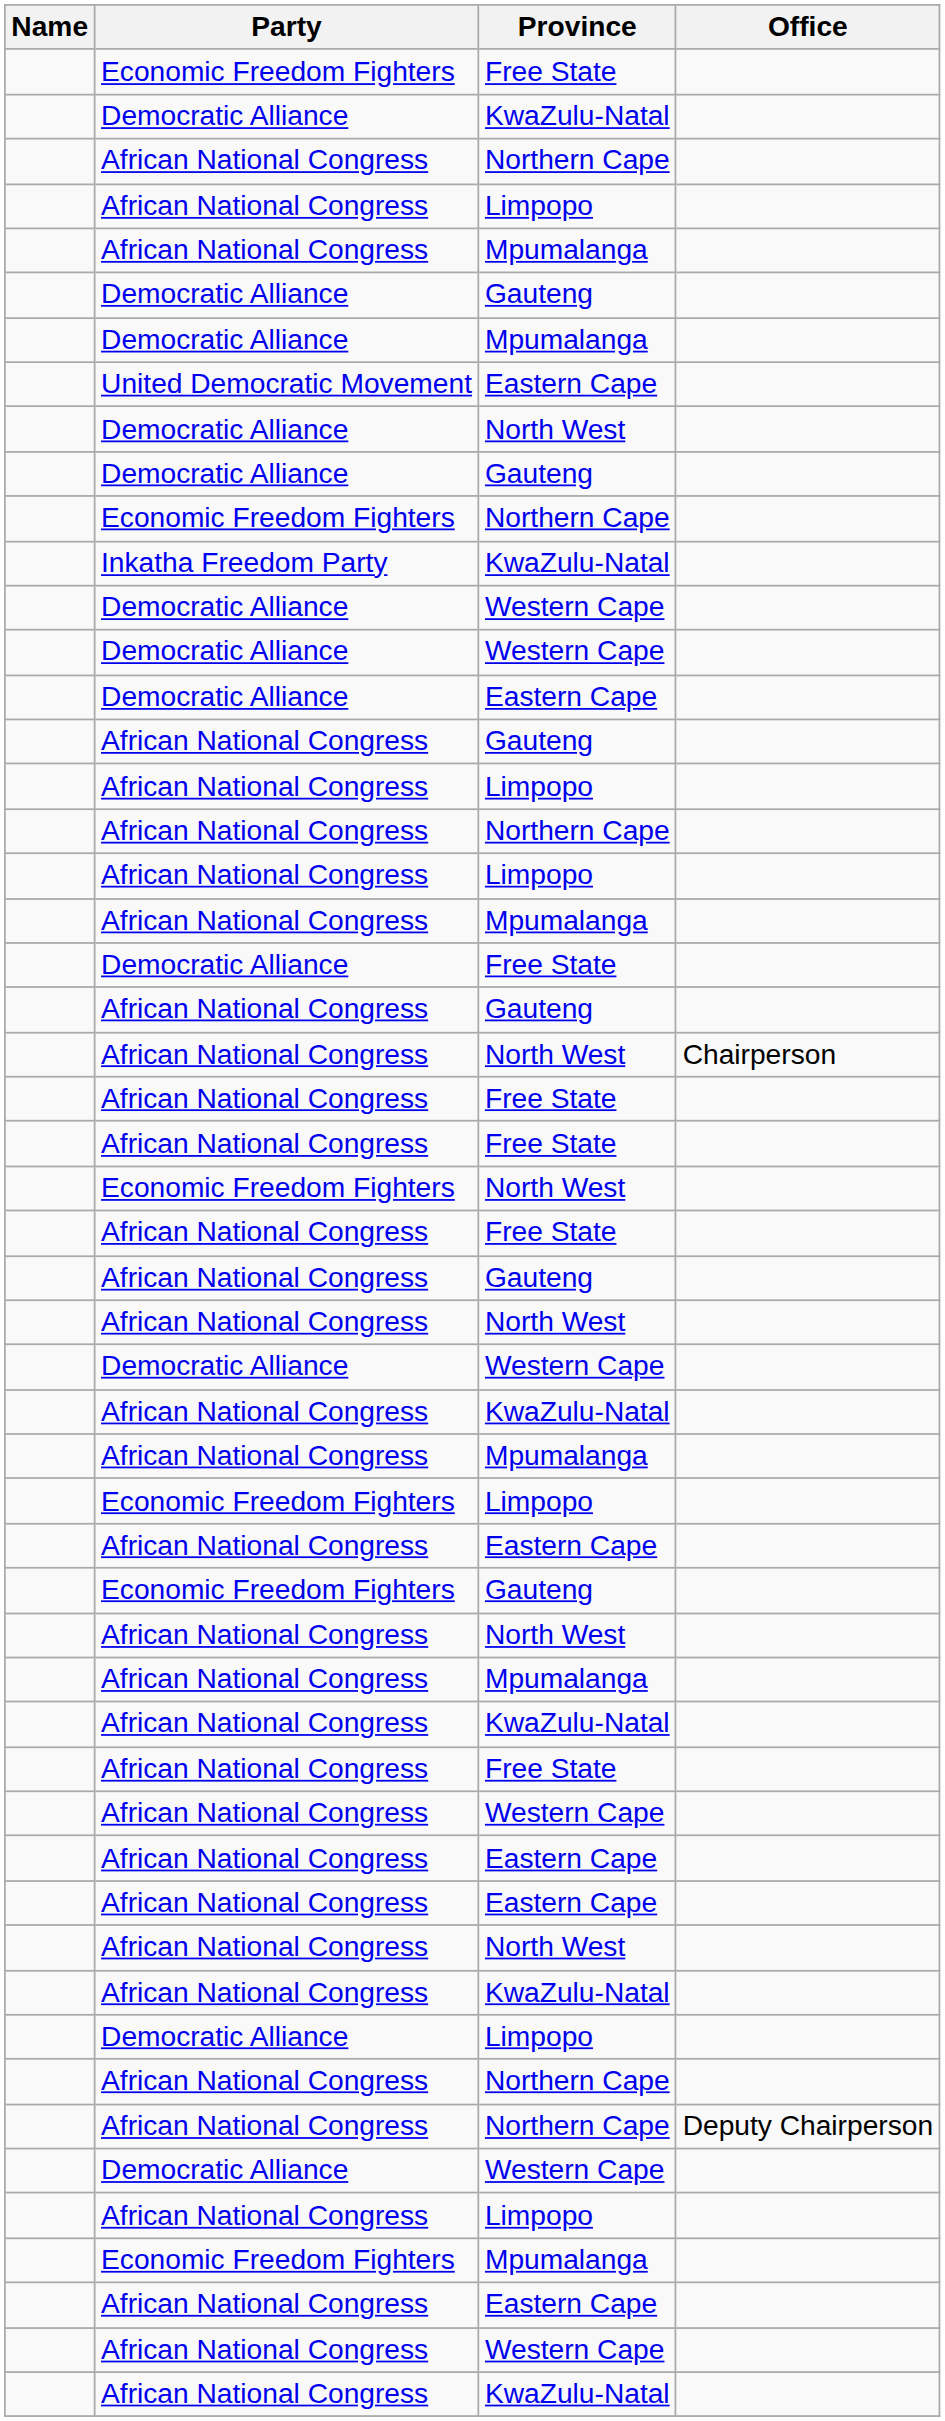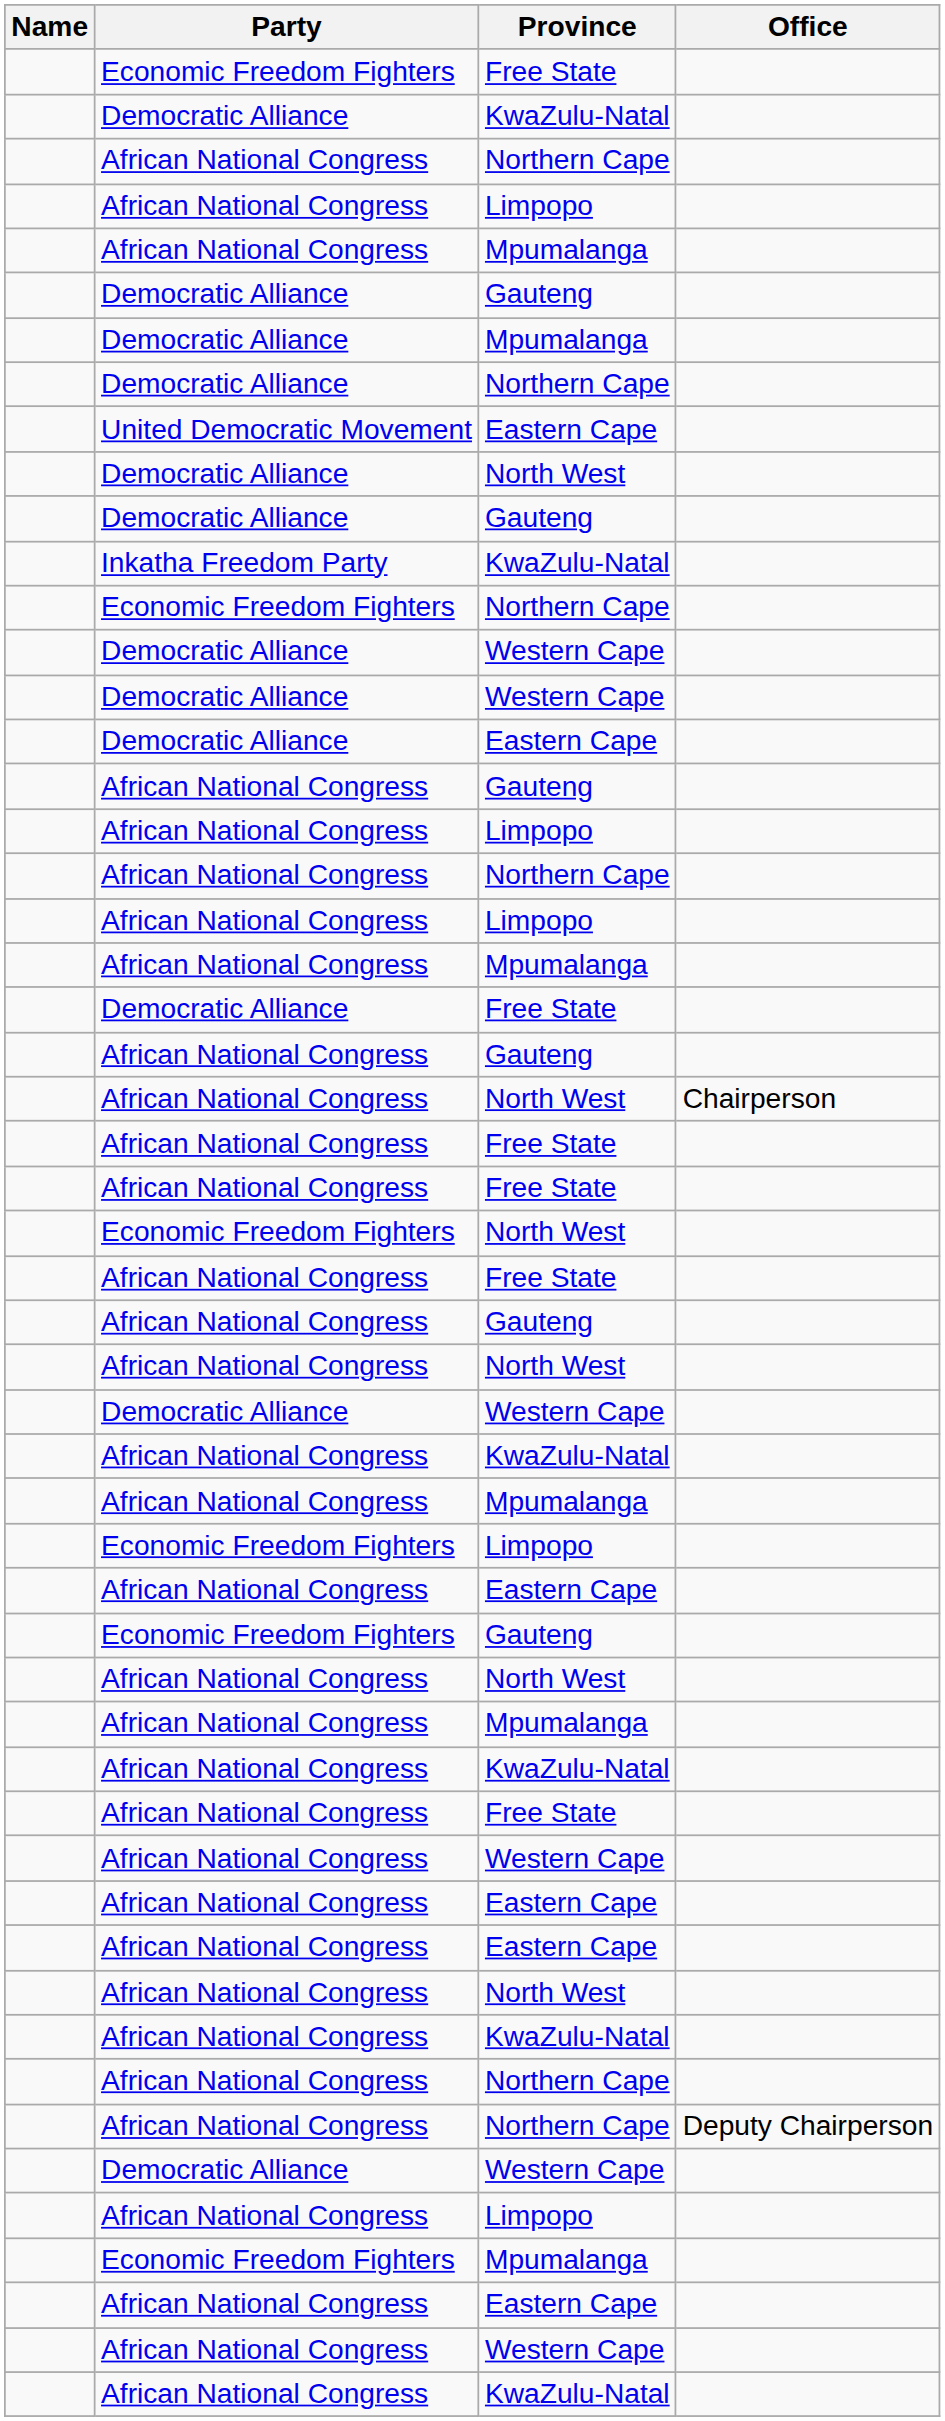+ row: (225, 384)
rows swapped: (244, 562) <-> (278, 518)
- row: (225, 2036)
